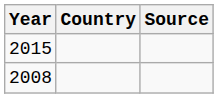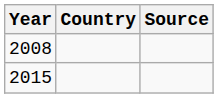rows swapped: (31, 78) <-> (31, 49)
